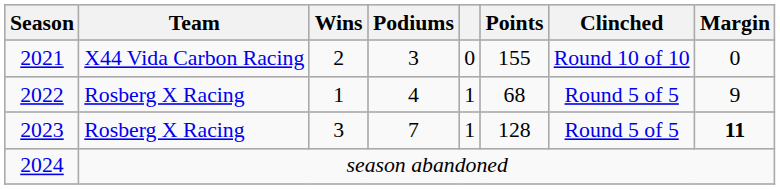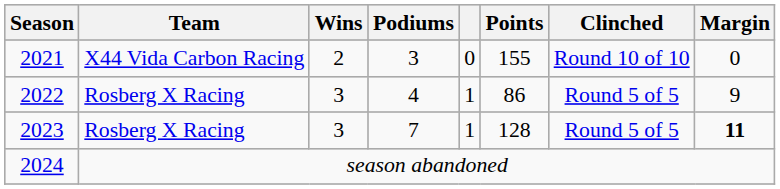(339, 93) 1 -> (339, 93) 3
(514, 93) 68 -> (514, 93) 86
